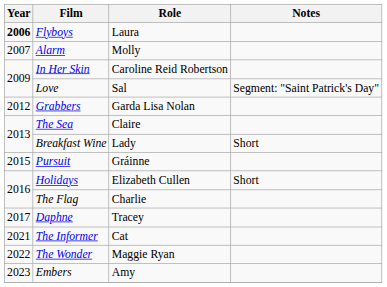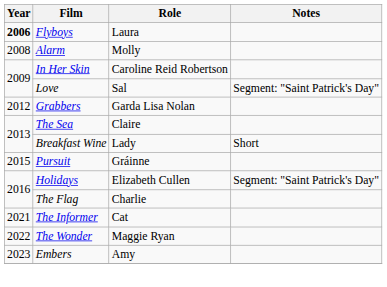(19, 50) 2007 -> (19, 50) 2008
(246, 180) Short -> (306, 180) Segment: "Saint Patrick's Day"
- row: (54, 217)
